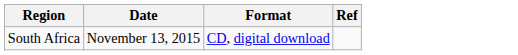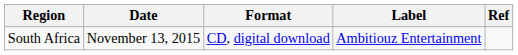+ column: (409, 15)
